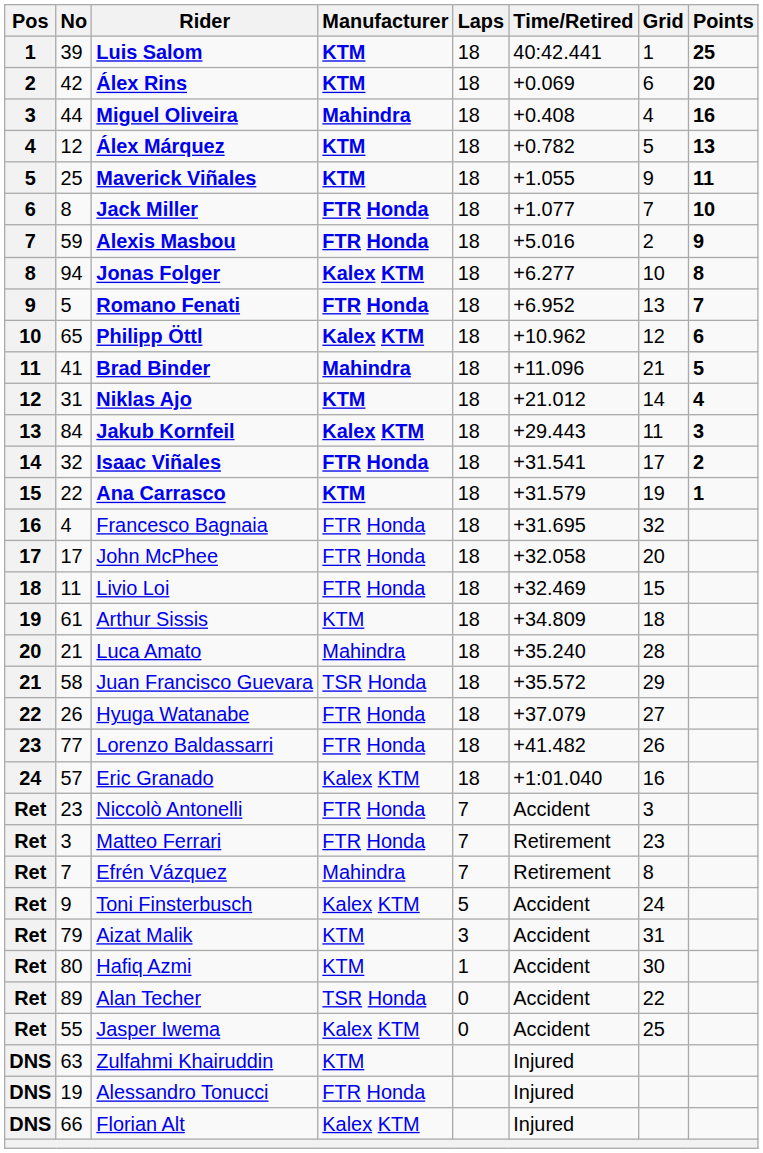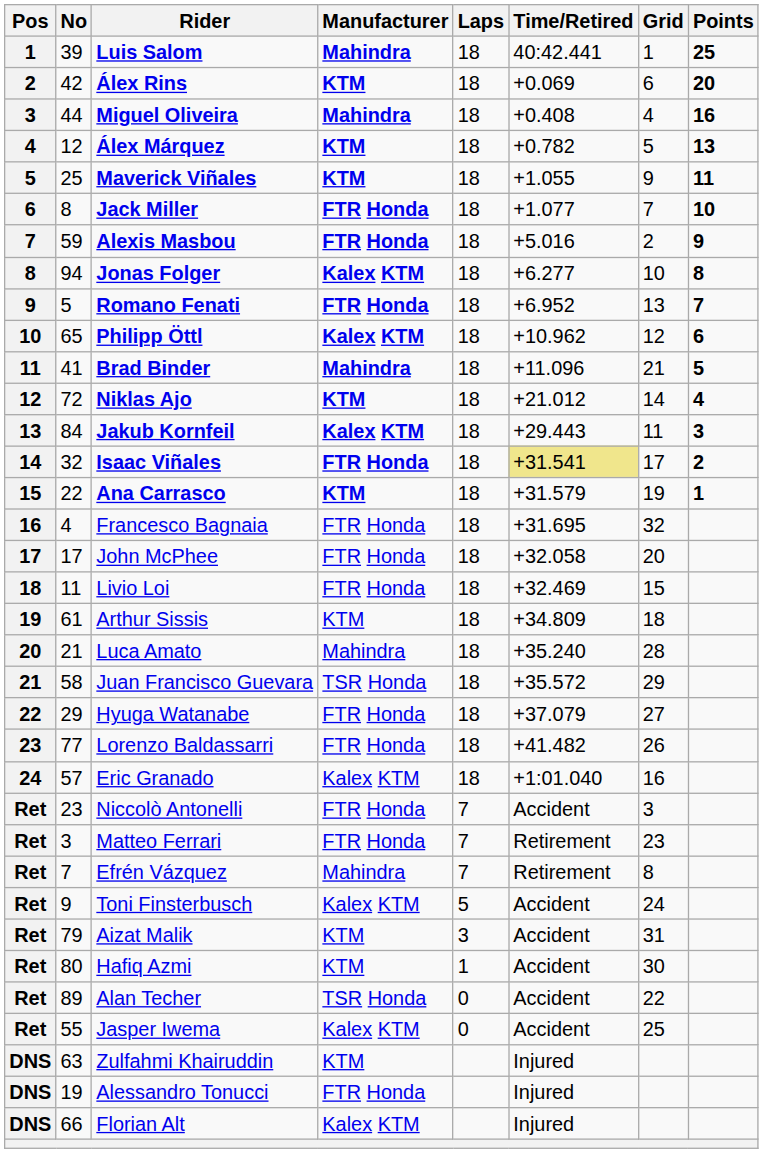(344, 52) KTM -> (367, 52) Mahindra
(72, 399) 31 -> (72, 399) 72
(550, 462) no background -> (550, 462) khaki background
(72, 714) 26 -> (72, 714) 29
